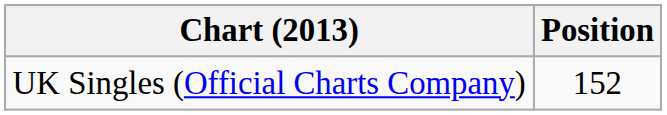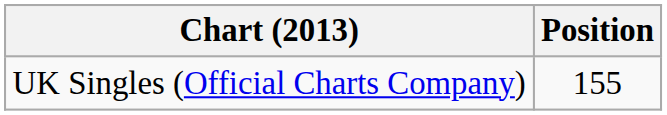(597, 82) 152 -> (597, 82) 155
